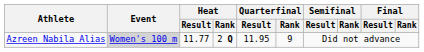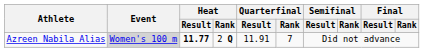(196, 40) normal -> (196, 40) bold
(256, 40) 11.95 -> (256, 40) 11.91
(290, 40) 9 -> (290, 40) 7
